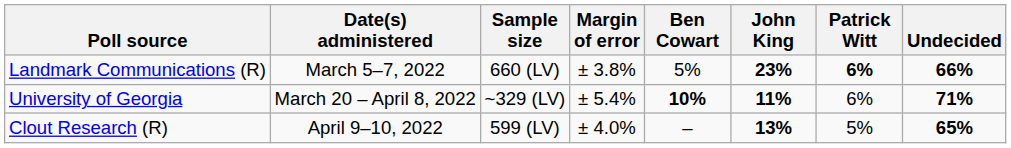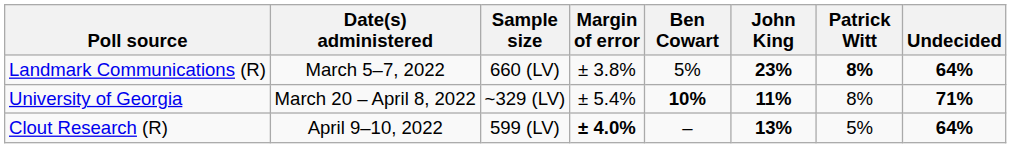(860, 70) 6% -> (860, 70) 8%
(954, 70) 66% -> (954, 70) 64%
(860, 99) 6% -> (860, 99) 8%
(607, 128) normal -> (607, 128) bold
(954, 128) 65% -> (954, 128) 64%
